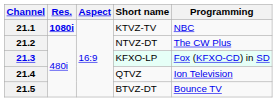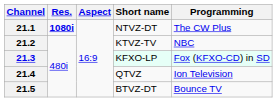(136, 27) KTVZ-TV -> (136, 27) NTVZ-DT
(184, 27) NBC -> (202, 27) The CW Plus
(136, 43) NTVZ-DT -> (136, 43) KTVZ-TV
(202, 43) The CW Plus -> (184, 43) NBC
